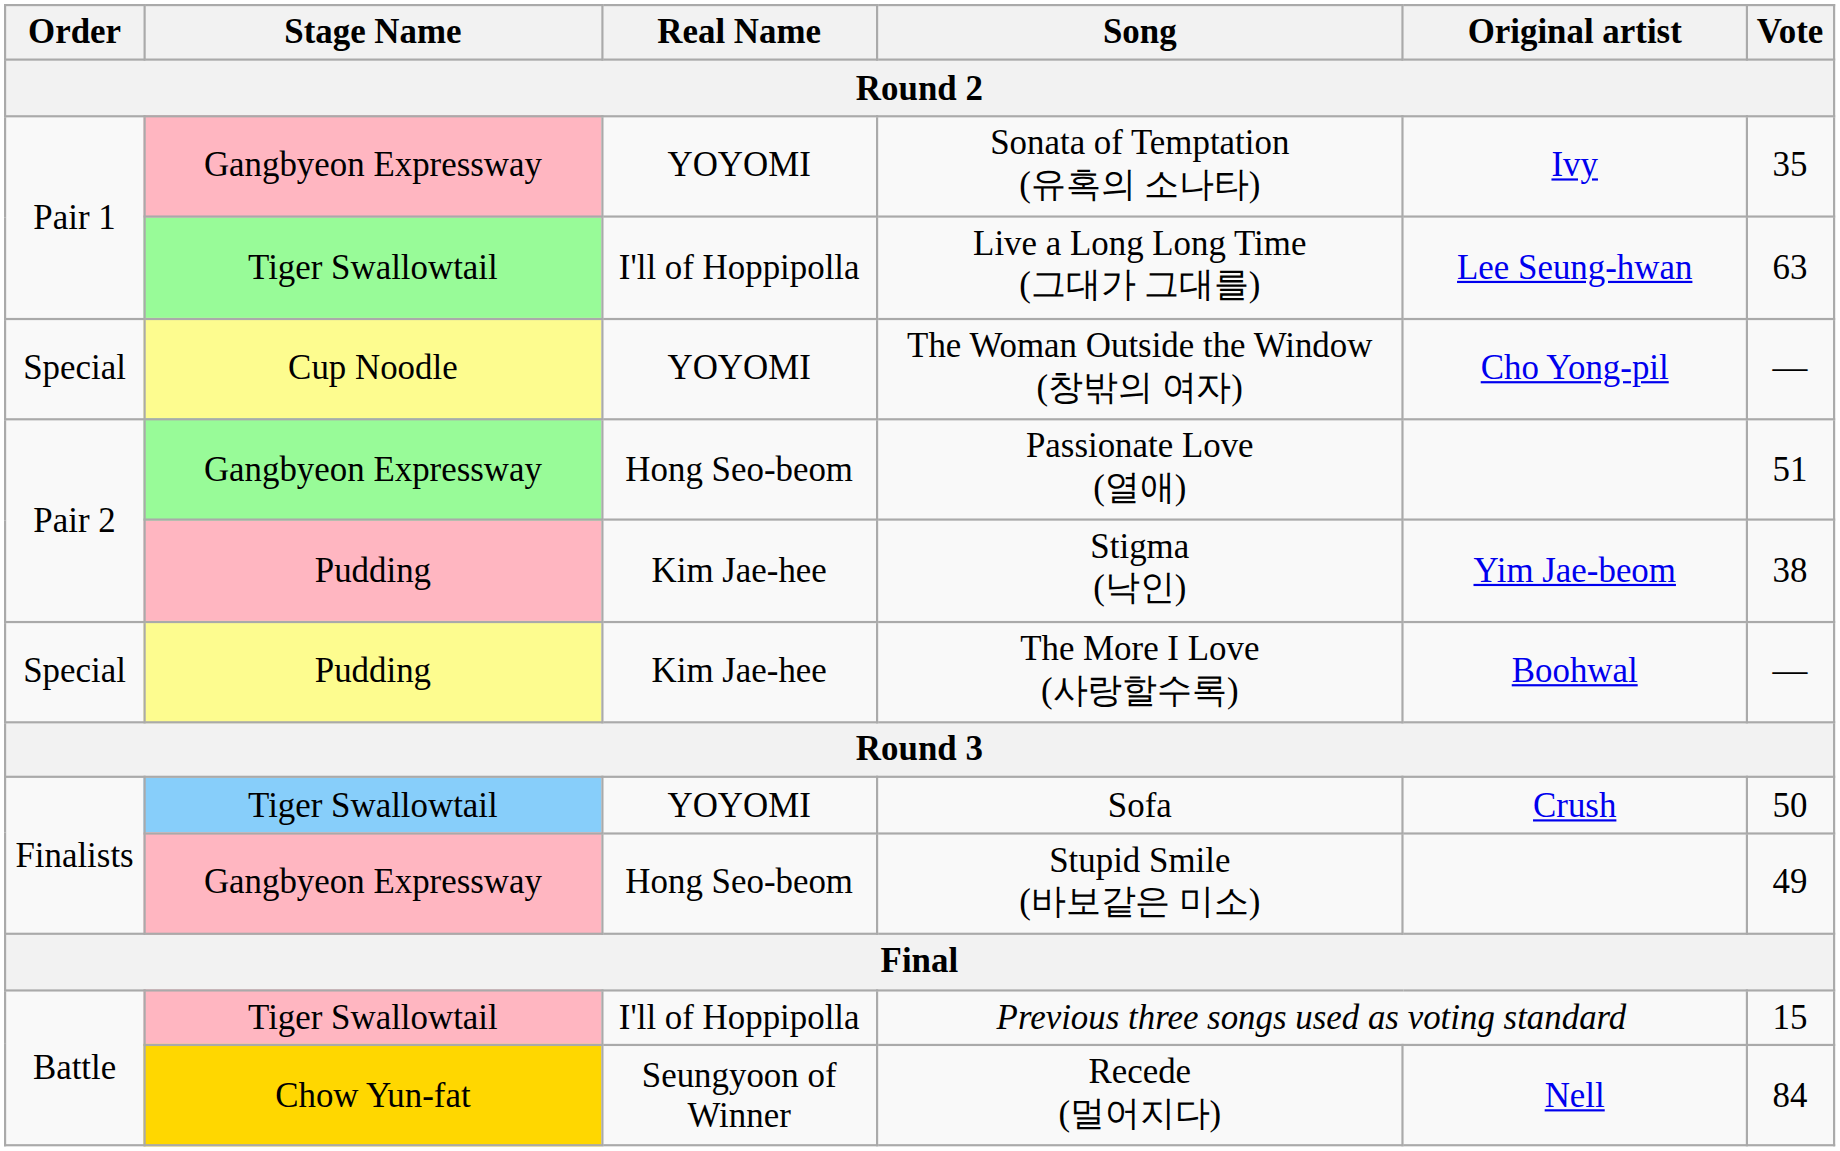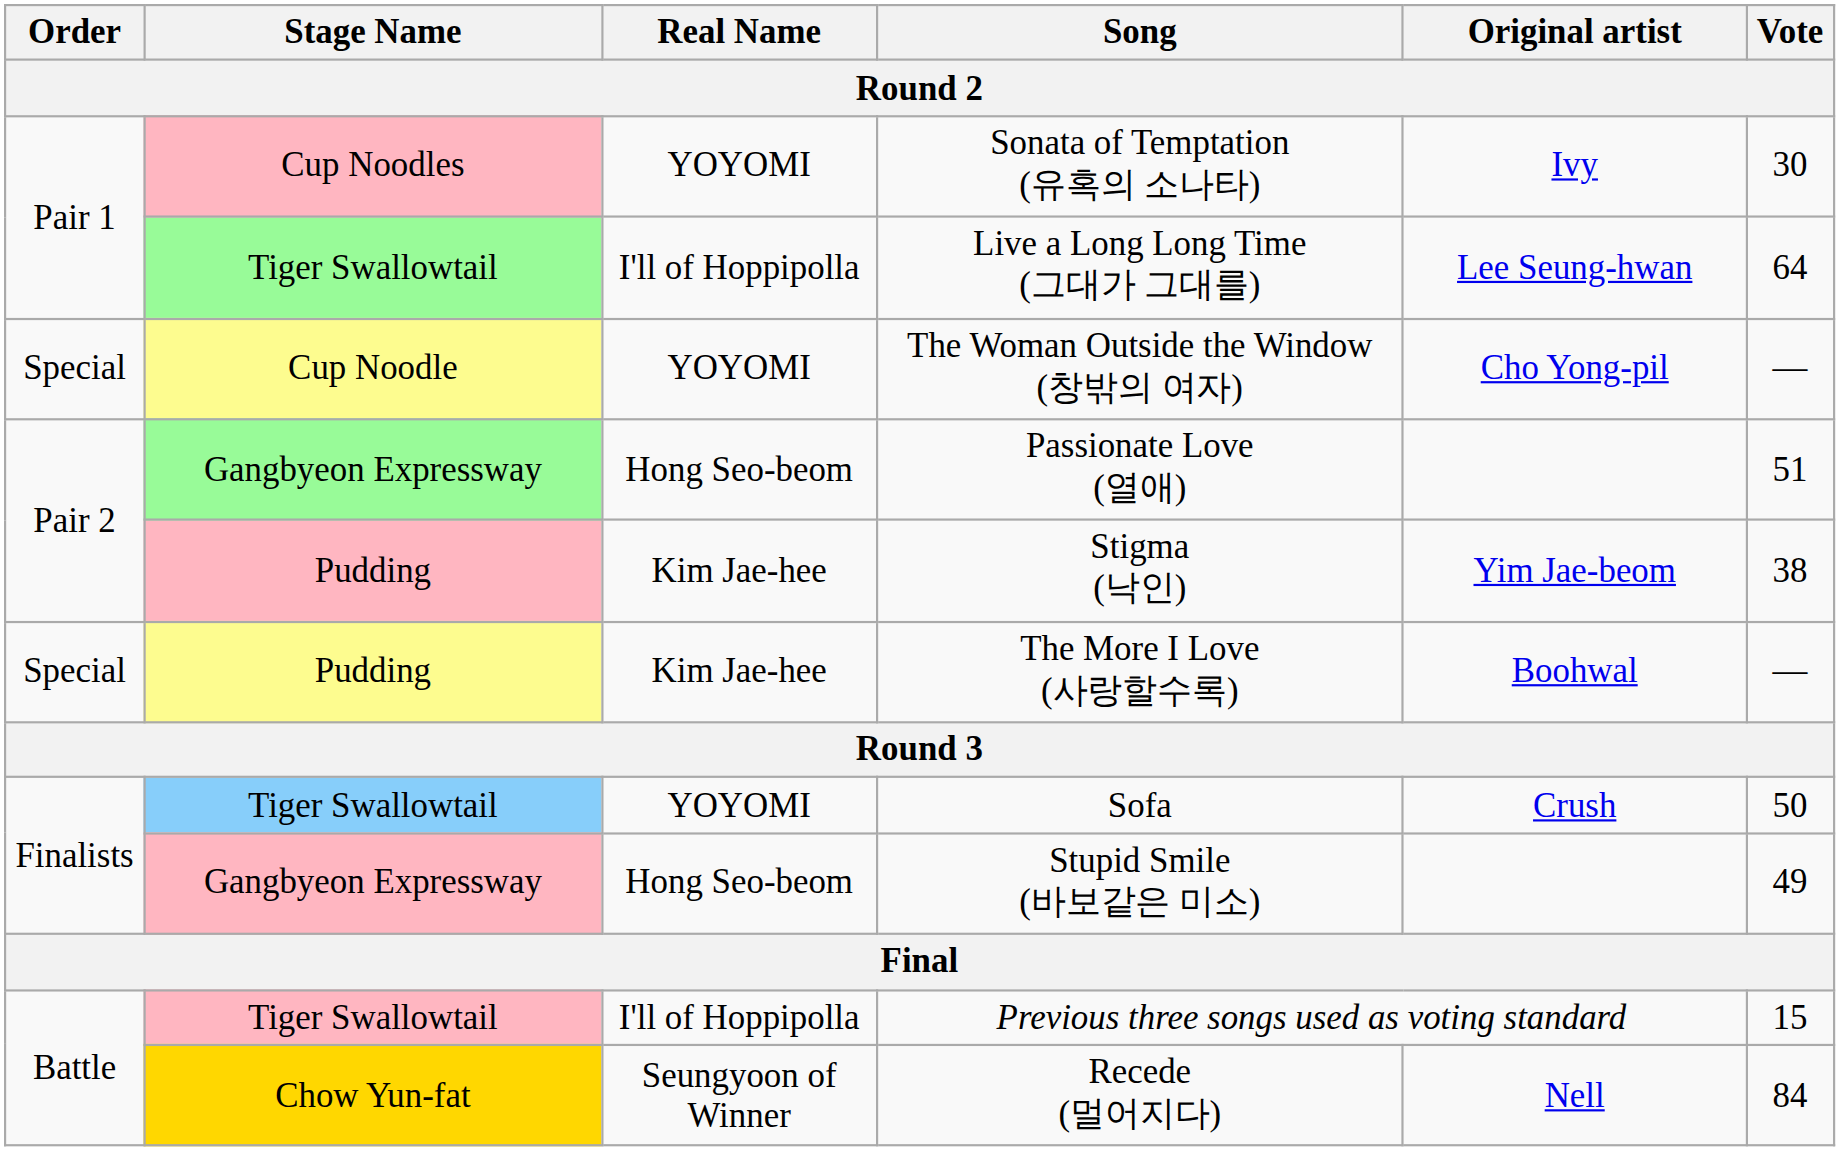(373, 165) Gangbyeon Expressway -> (373, 165) Cup Noodles
(1790, 165) 35 -> (1790, 165) 30
(1790, 266) 63 -> (1790, 266) 64
